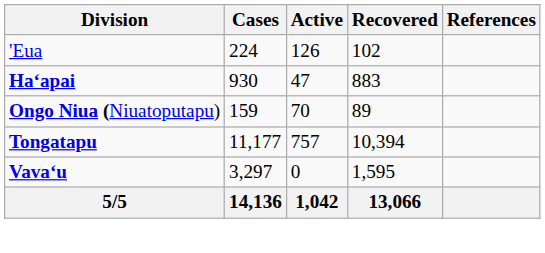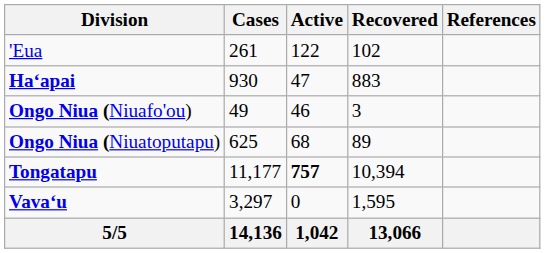(243, 50) 224 -> (243, 50) 261
(305, 50) 126 -> (305, 50) 122
+ row: (100, 111)
(243, 111) 159 -> (243, 141) 625
(300, 111) 70 -> (300, 141) 68
(305, 141) normal -> (305, 171) bold
